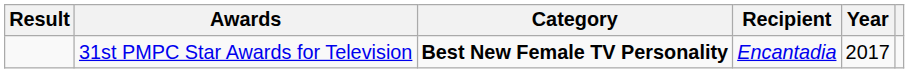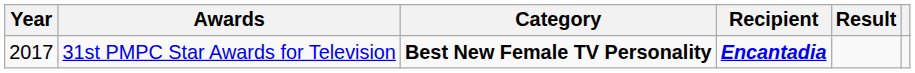columns swapped: (868, 20) <-> (40, 20)
(787, 51) normal -> (774, 51) bold
